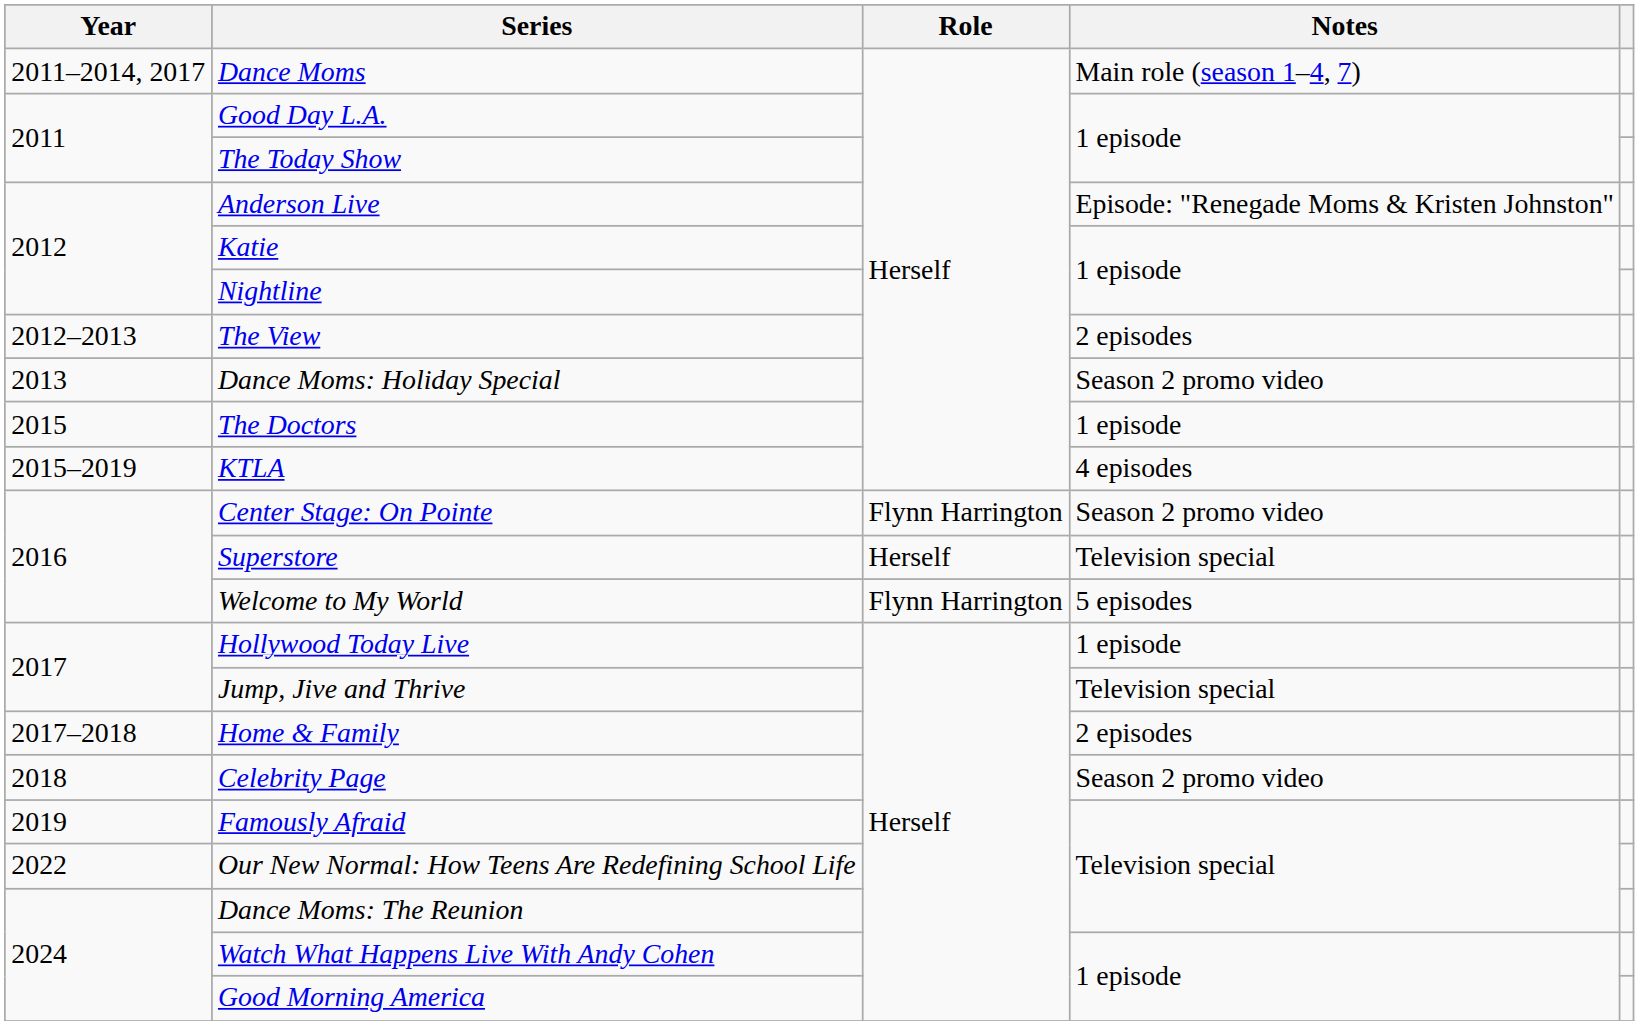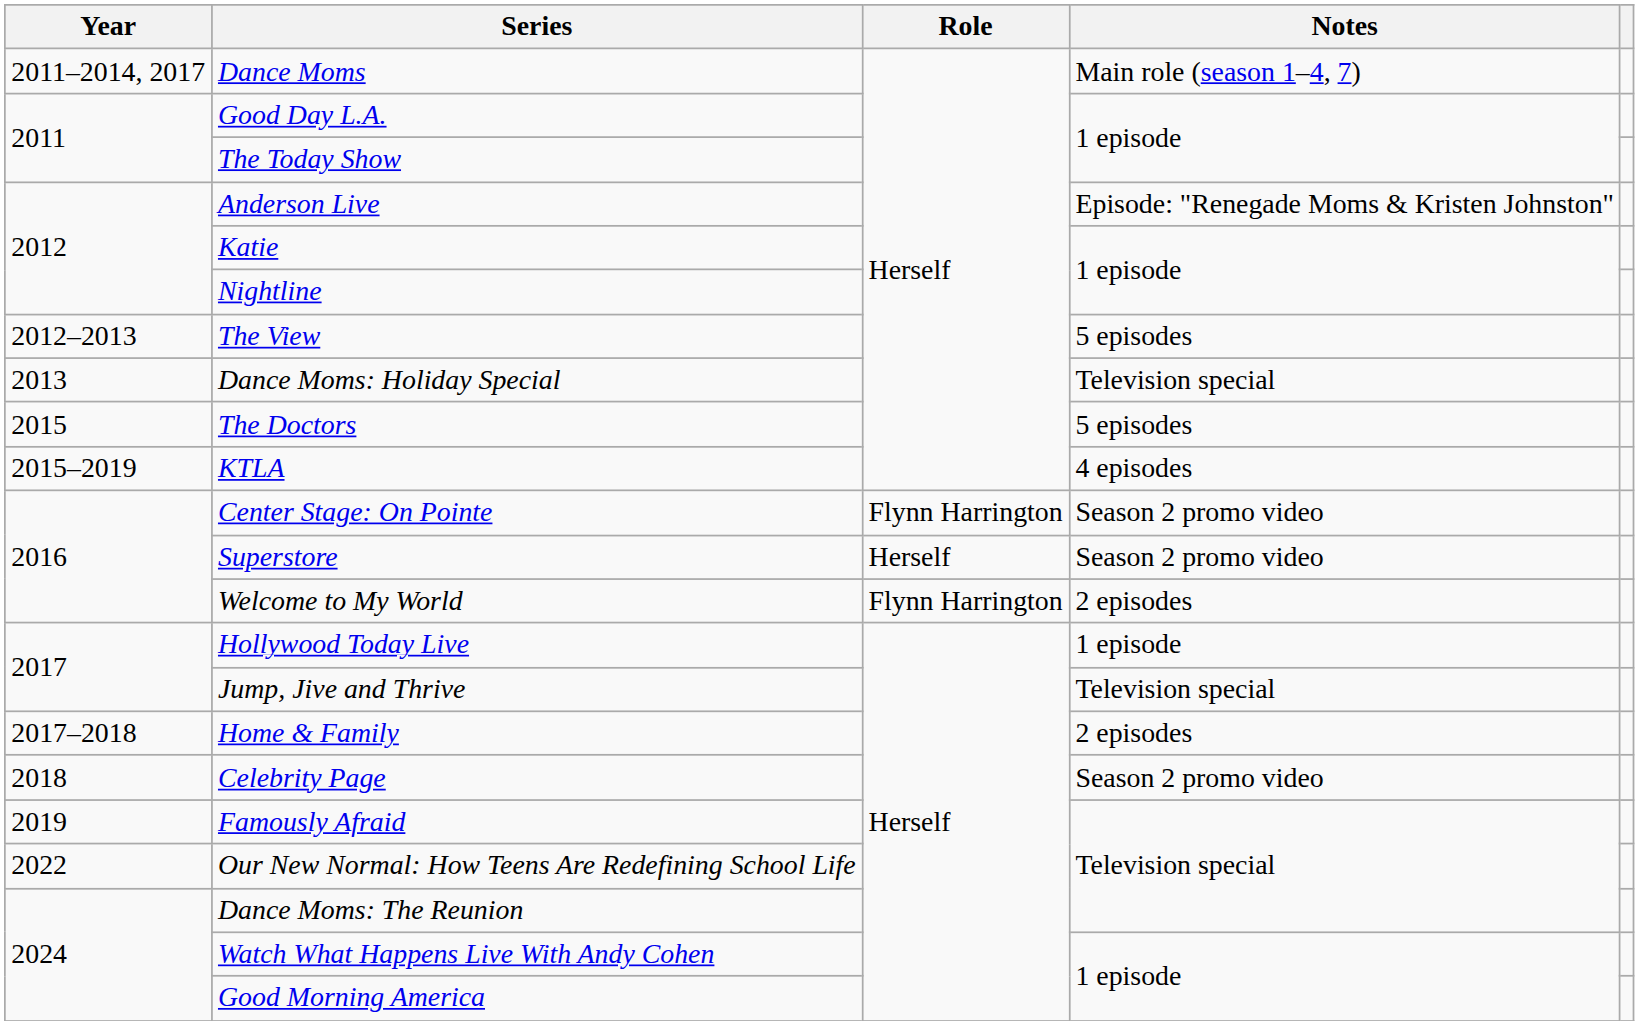(1134, 335) 2 episodes -> (1134, 335) 5 episodes
(1200, 379) Season 2 promo video -> (1175, 379) Television special
(1128, 423) 1 episode -> (1134, 423) 5 episodes
(1175, 556) Television special -> (1200, 556) Season 2 promo video
(1134, 600) 5 episodes -> (1134, 600) 2 episodes
